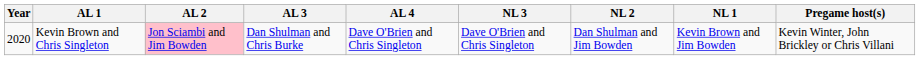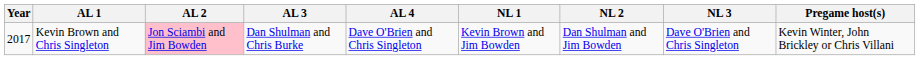columns swapped: (725, 13) <-> (515, 13)
(19, 38) 2020 -> (19, 38) 2017
